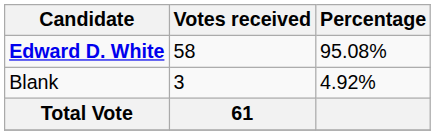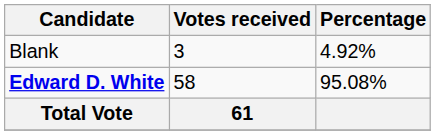rows swapped: (87, 51) <-> (34, 82)
